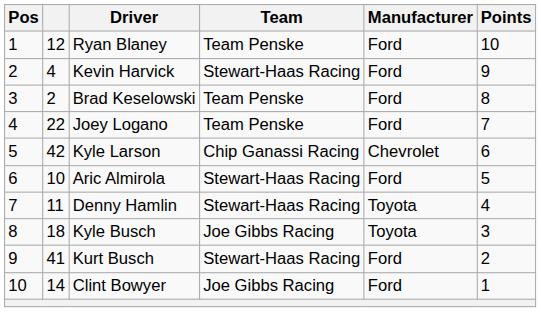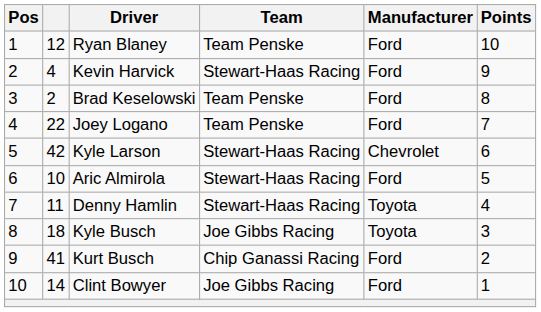(281, 151) Chip Ganassi Racing -> (282, 151) Stewart-Haas Racing
(282, 258) Stewart-Haas Racing -> (281, 258) Chip Ganassi Racing
